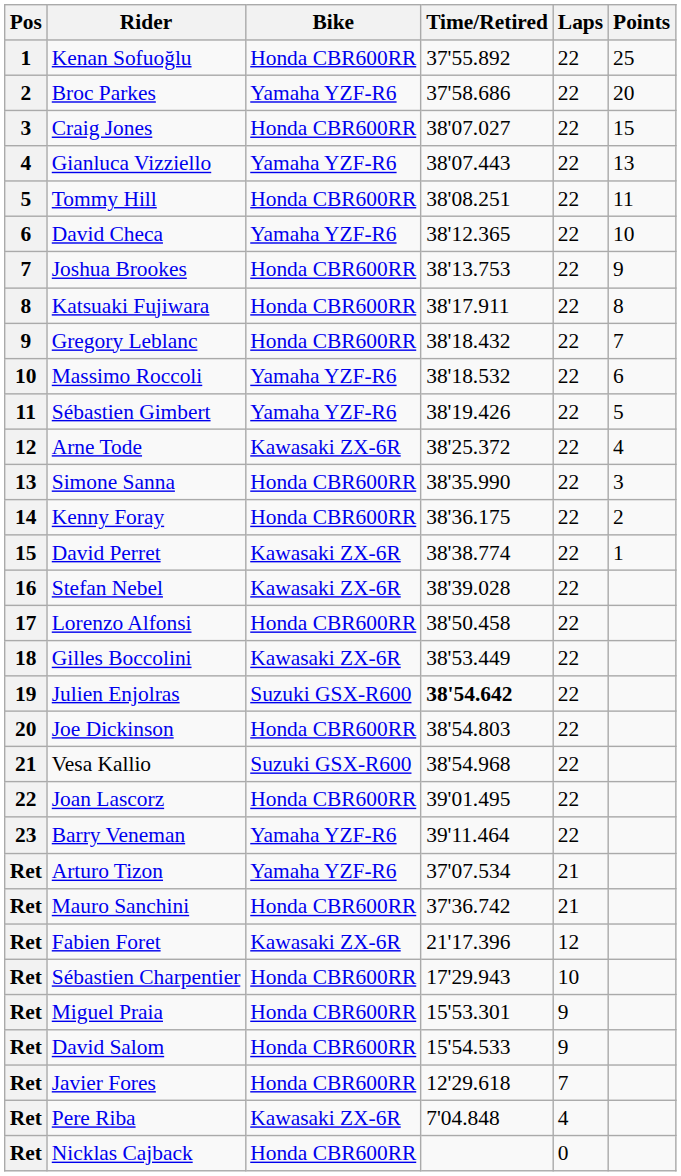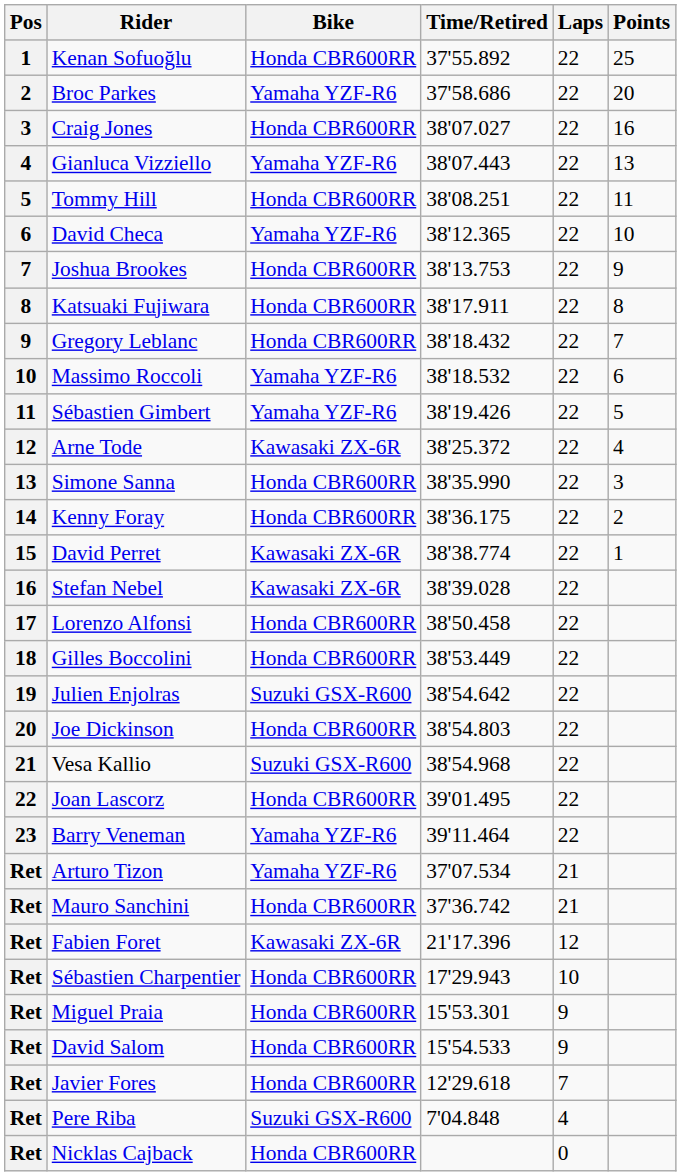(624, 128) 15 -> (624, 128) 16
(325, 658) Kawasaki ZX-6R -> (333, 658) Honda CBR600RR
(469, 693) bold -> (468, 693) normal
(325, 1117) Kawasaki ZX-6R -> (331, 1117) Suzuki GSX-R600
